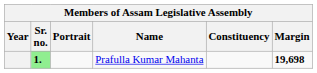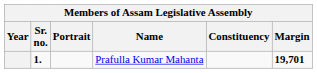(38, 59) lightgreen background -> (38, 59) no background
(290, 59) 19,698 -> (290, 59) 19,701
